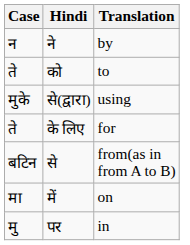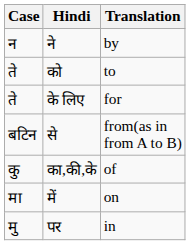- row: (69, 100)
+ row: (72, 170)
